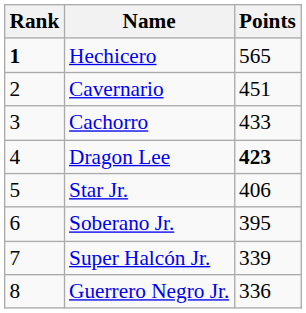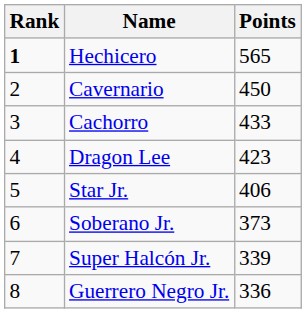(255, 88) 451 -> (255, 88) 450
(255, 156) bold -> (255, 156) normal
(255, 223) 395 -> (255, 223) 373
